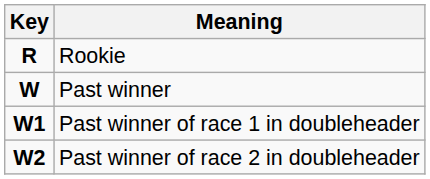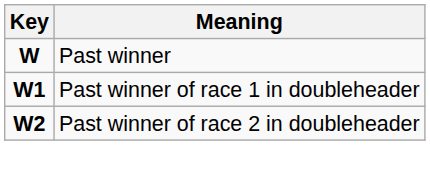- row: (92, 56)
